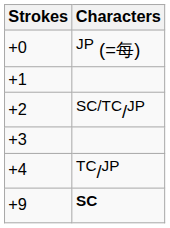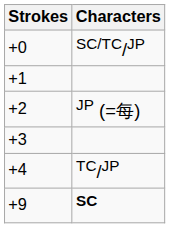(108, 47) JP (=每) -> (111, 47) SC/TC/JP
(111, 109) SC/TC/JP -> (108, 108) JP (=每)
